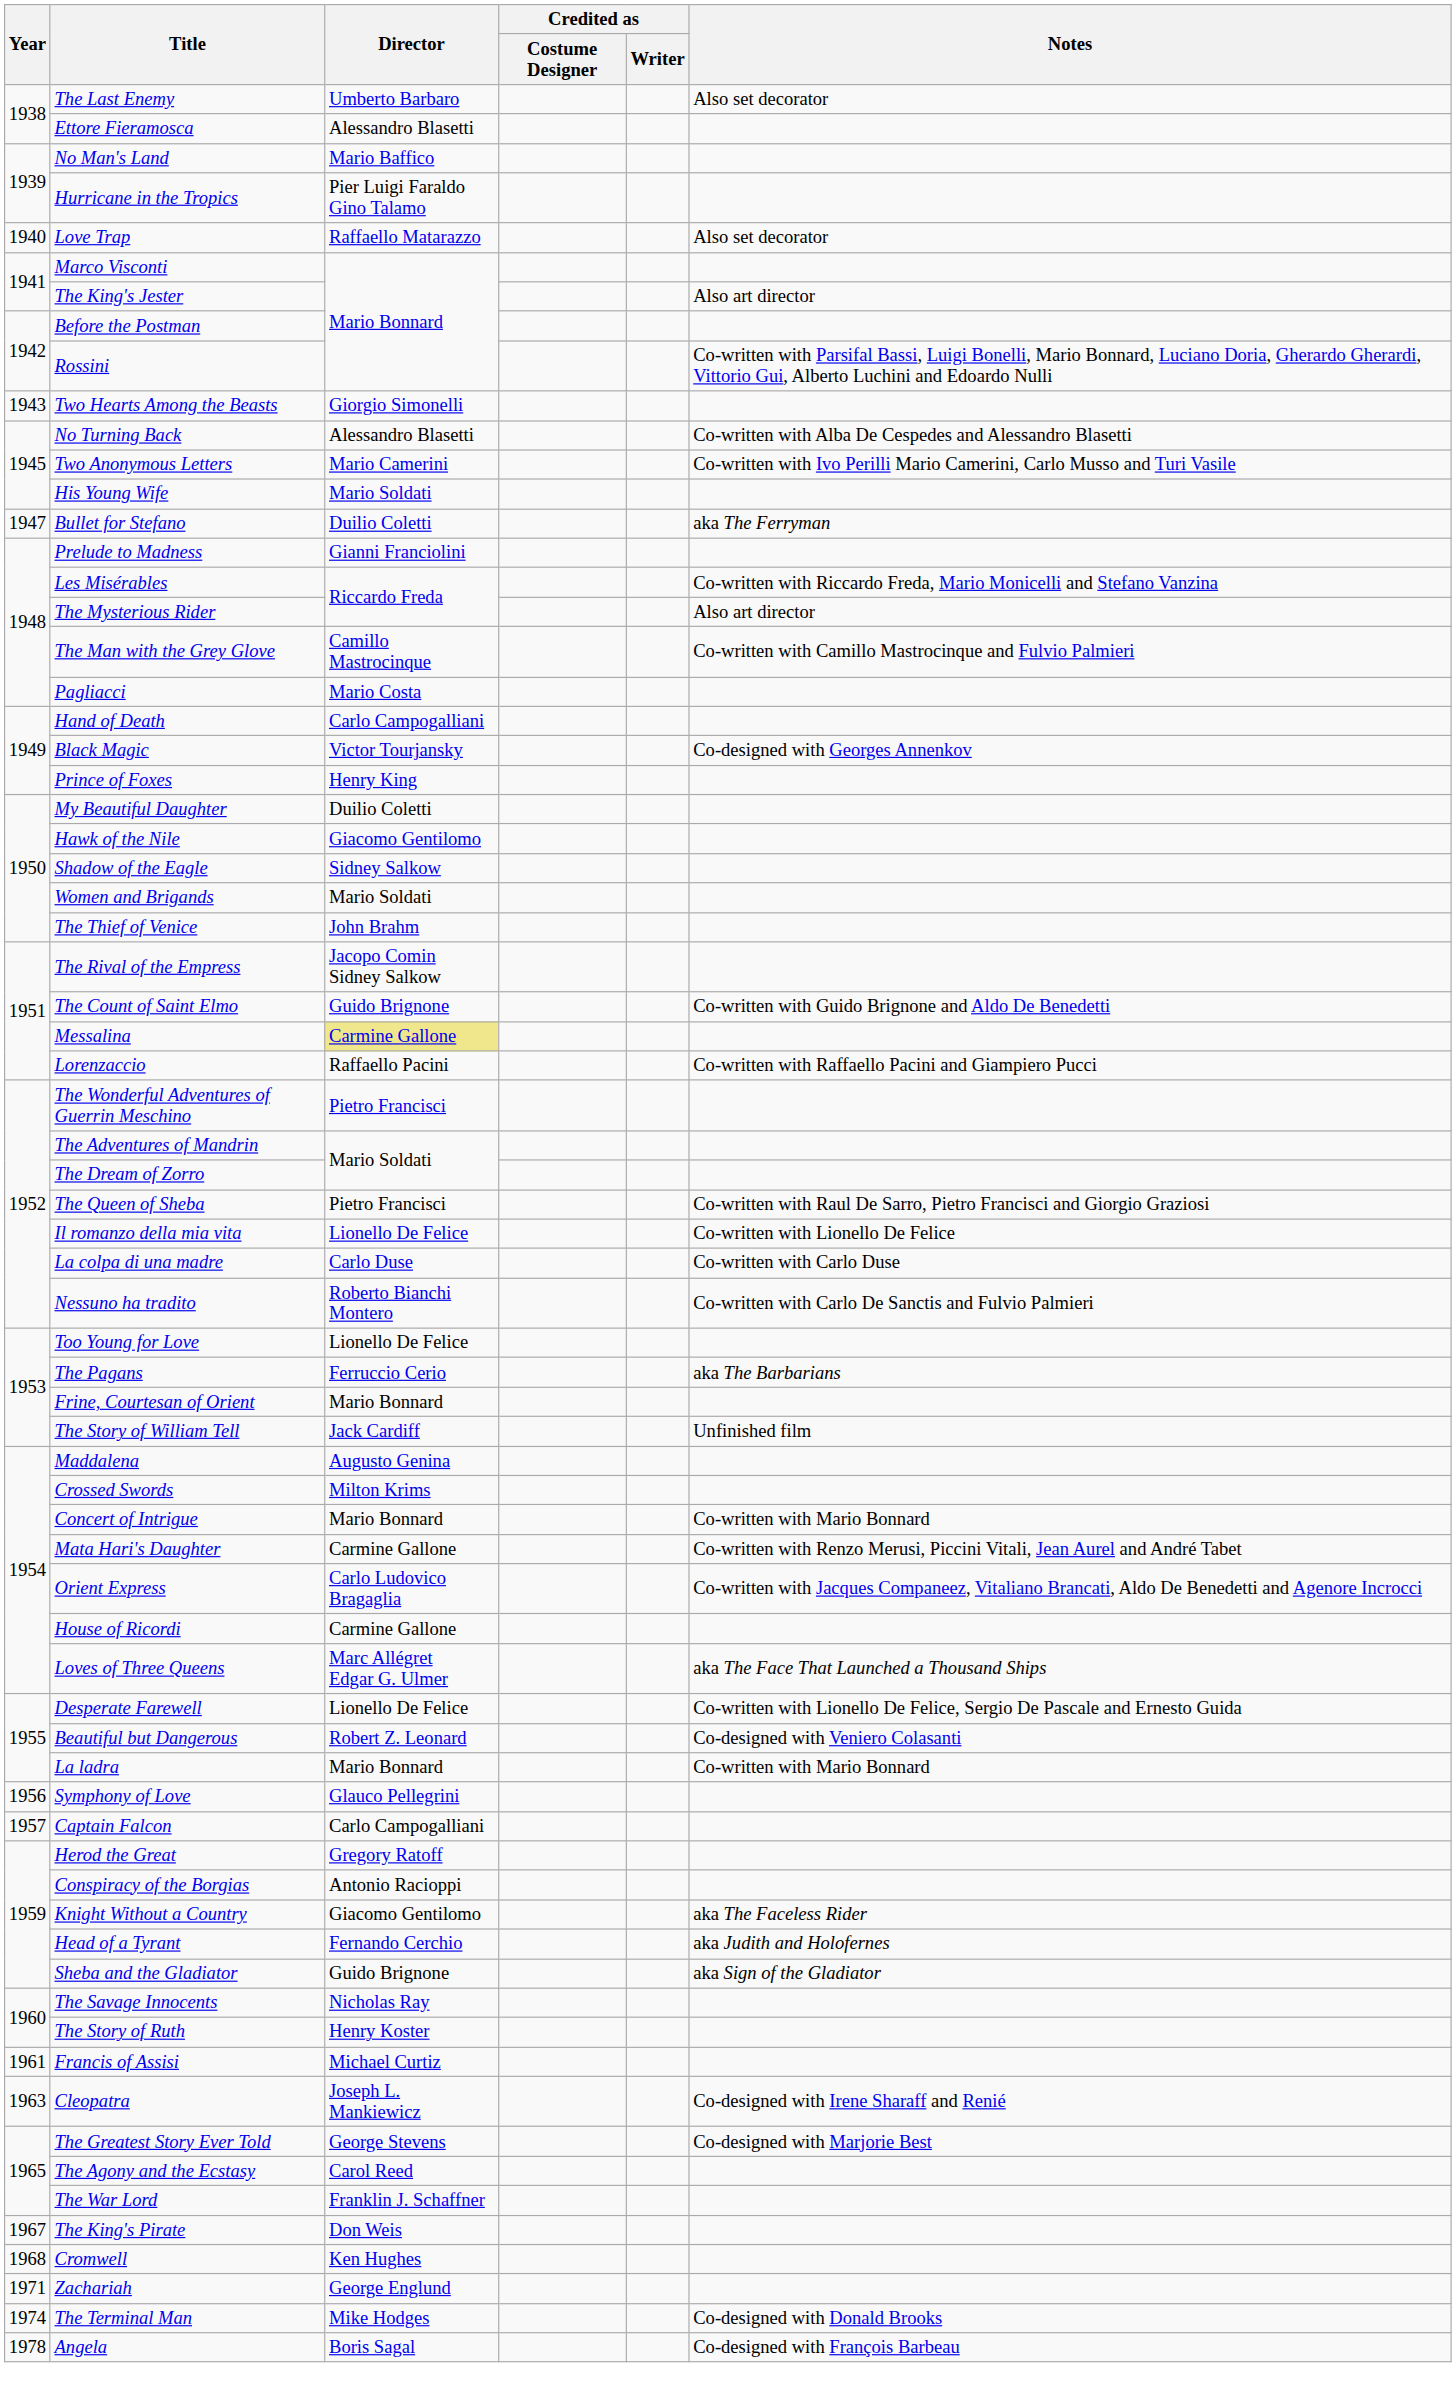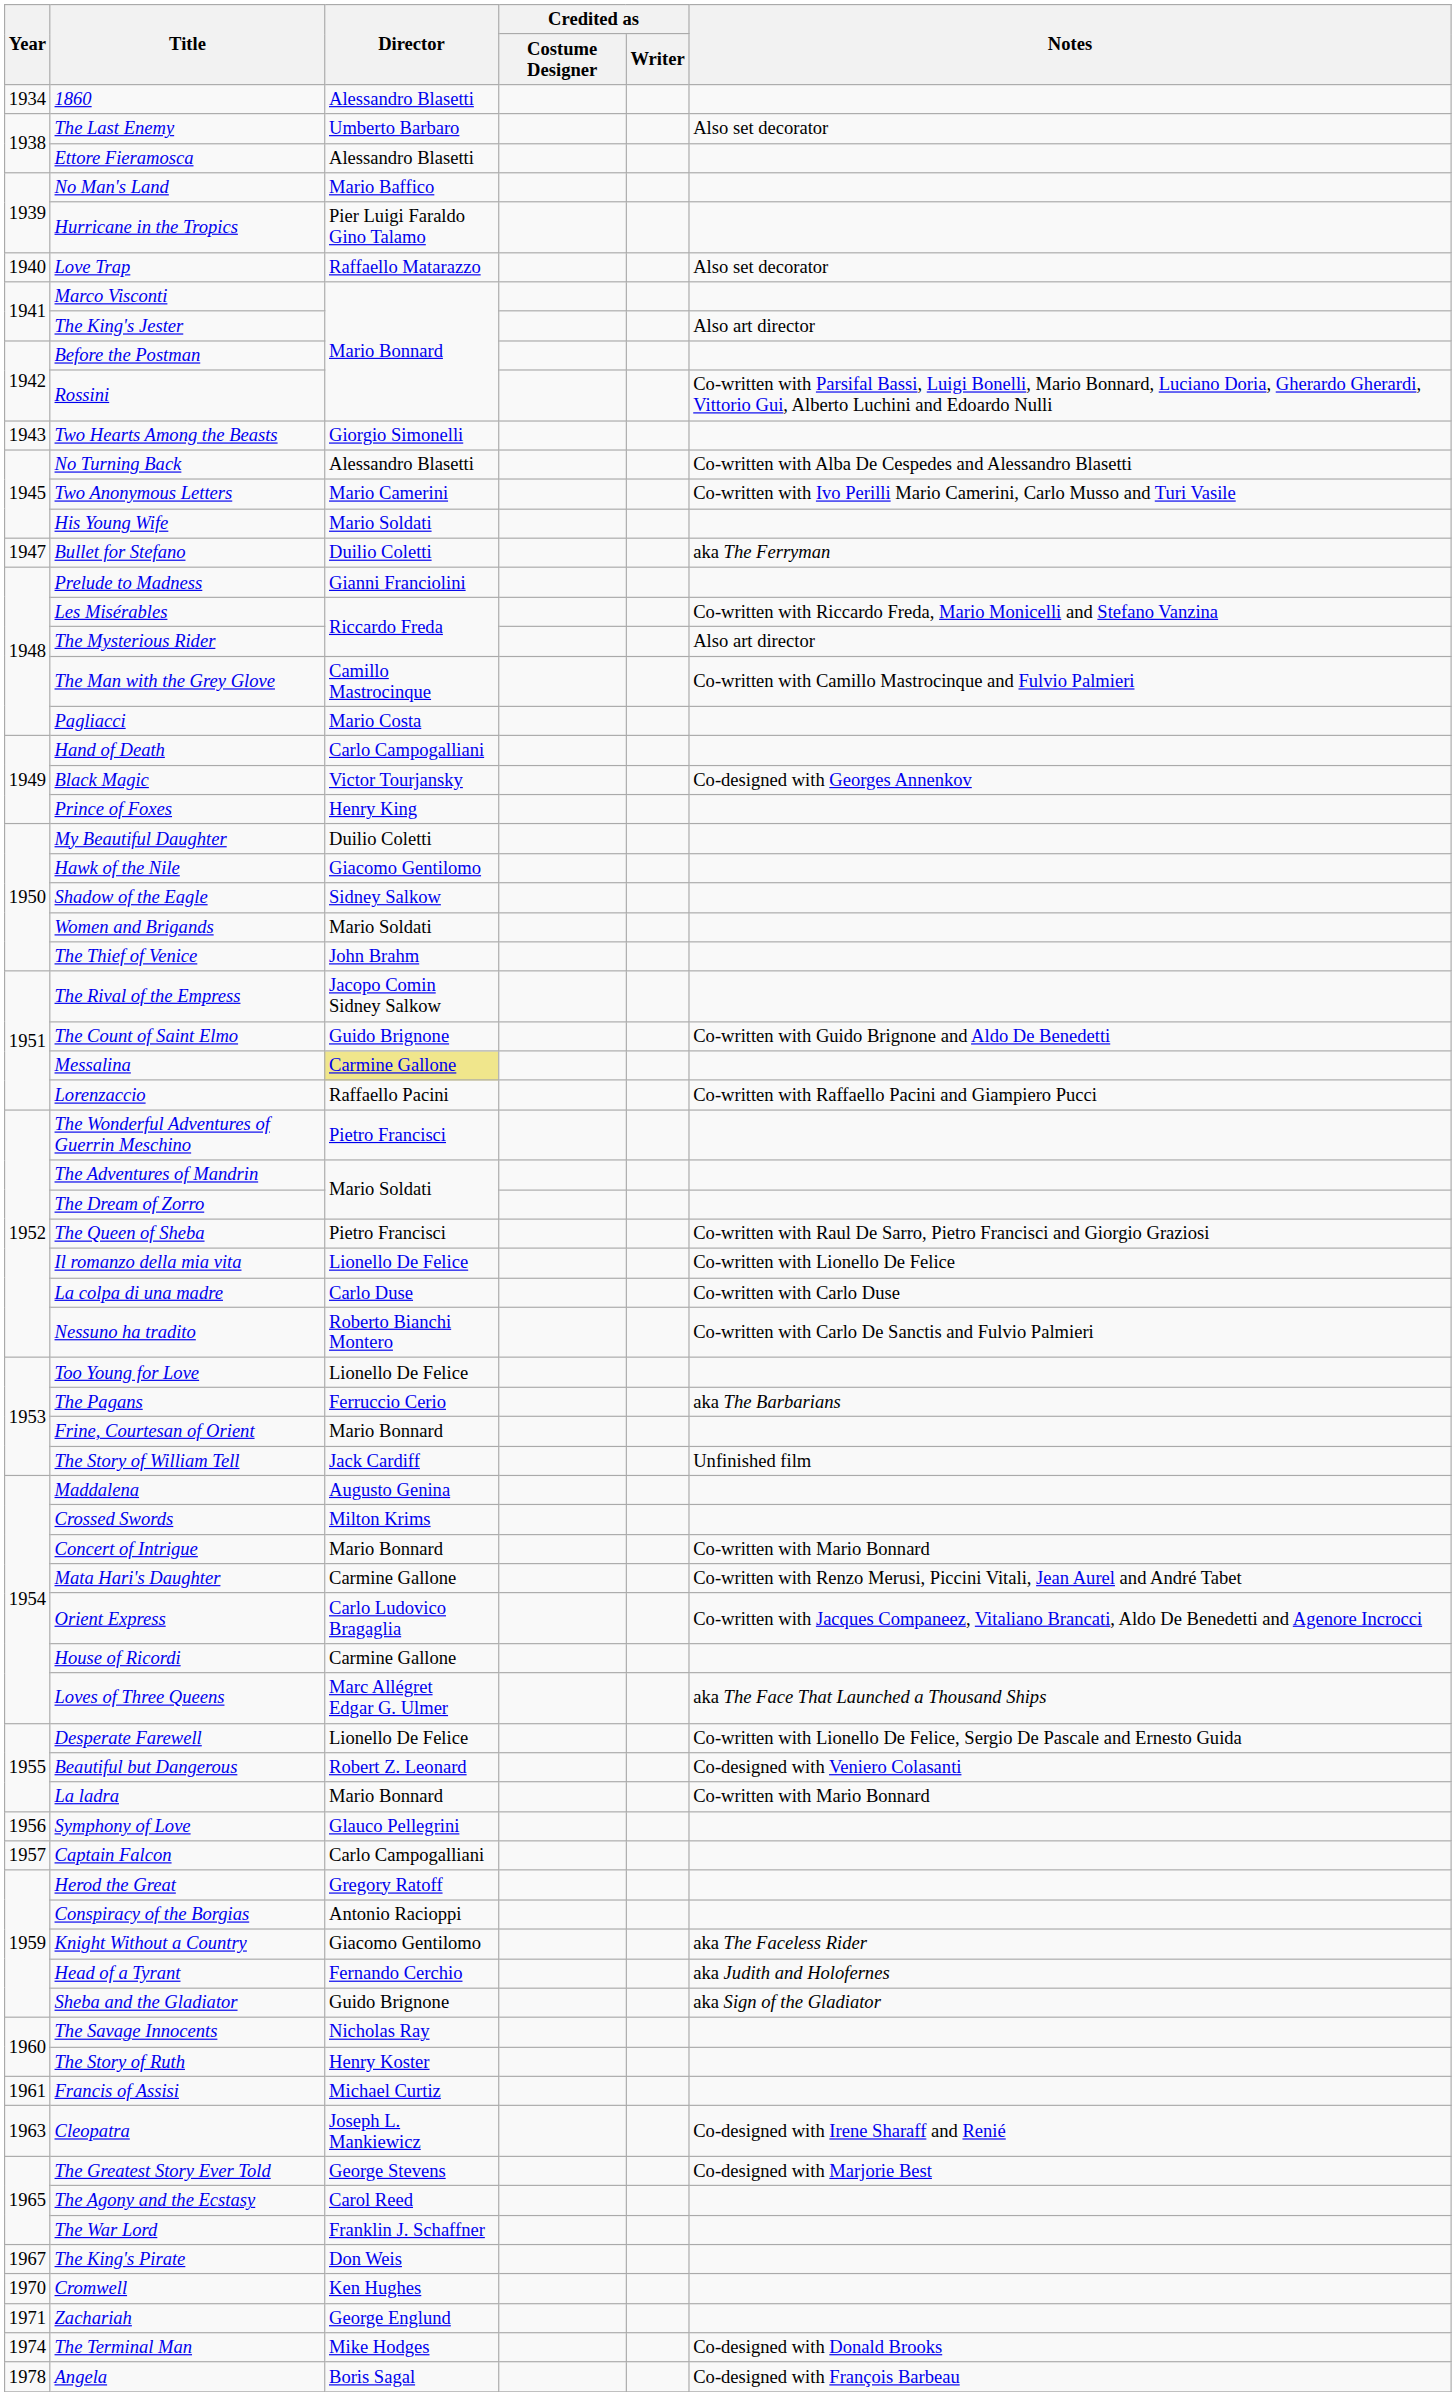+ row: (73, 98)
(27, 2259) 1968 -> (27, 2288) 1970
